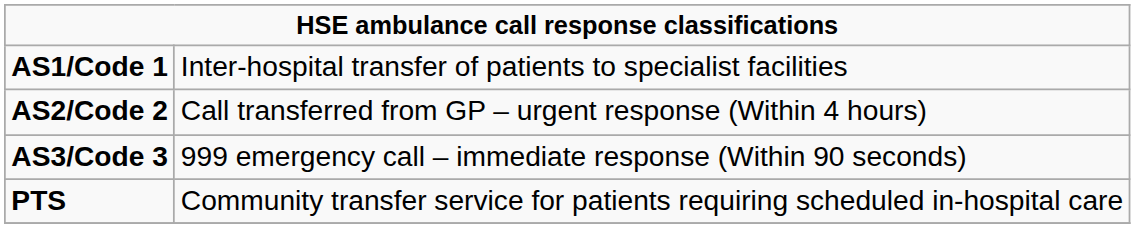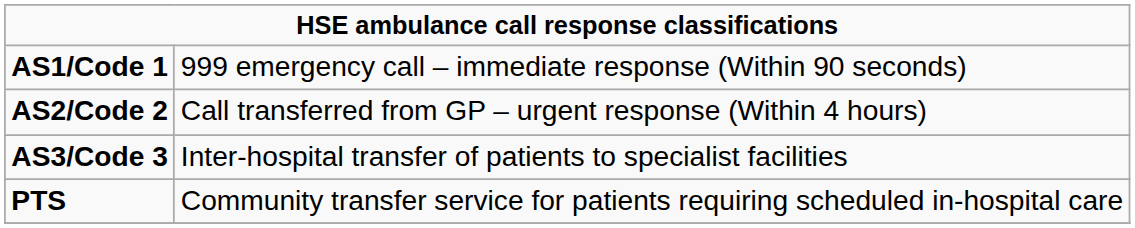(514, 66) Inter-hospital transfer of patients to specialist facilities -> (574, 66) 999 emergency call – immediate response (Within 90 seconds)
(574, 156) 999 emergency call – immediate response (Within 90 seconds) -> (514, 156) Inter-hospital transfer of patients to specialist facilities
